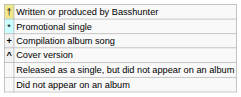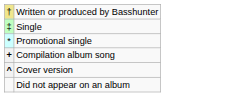+ row: (29, 27)
- row: (125, 70)
